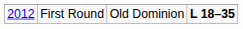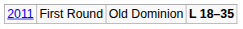(21, 14) 2012 -> (20, 14) 2011
